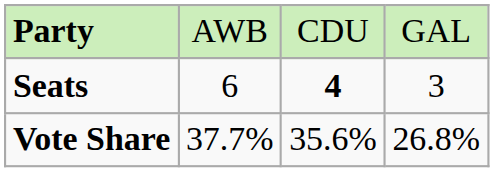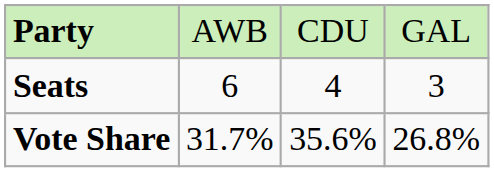(333, 85) bold -> (333, 85) normal
(230, 138) 37.7% -> (230, 138) 31.7%
